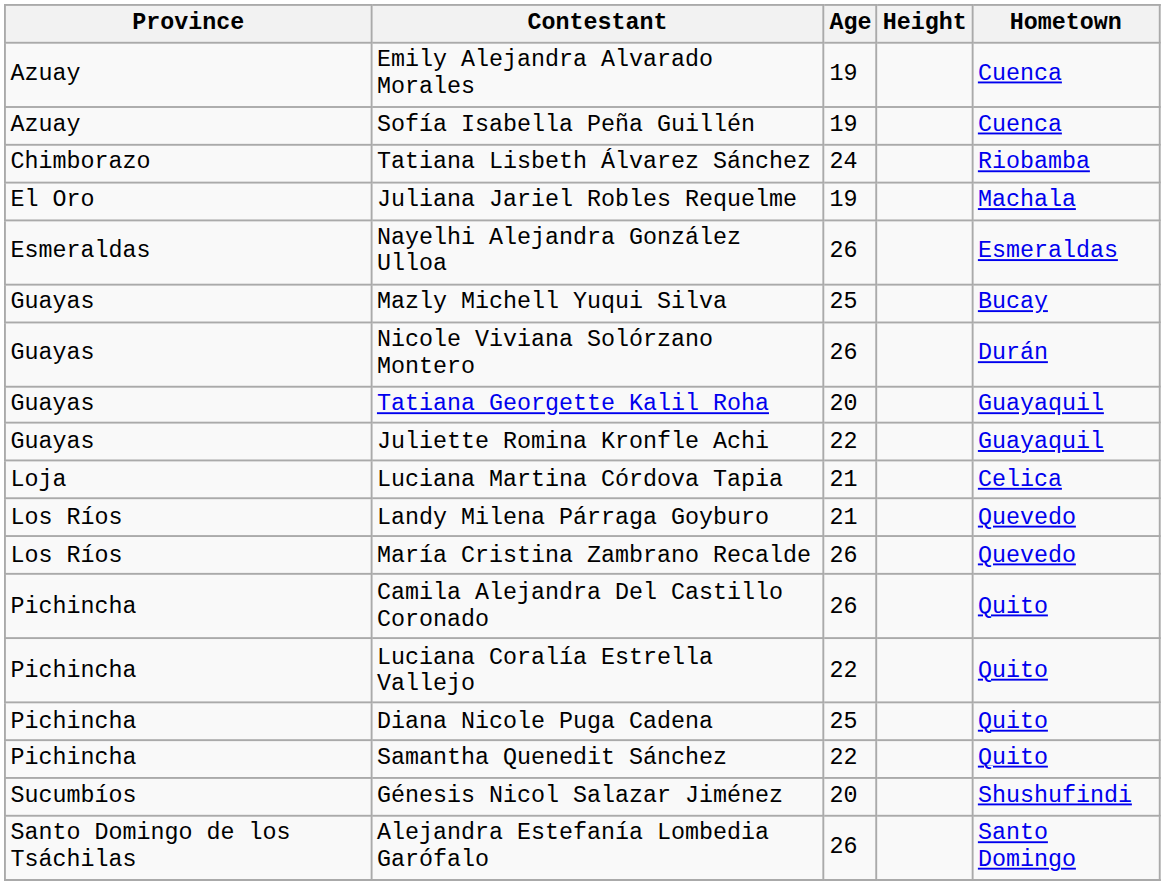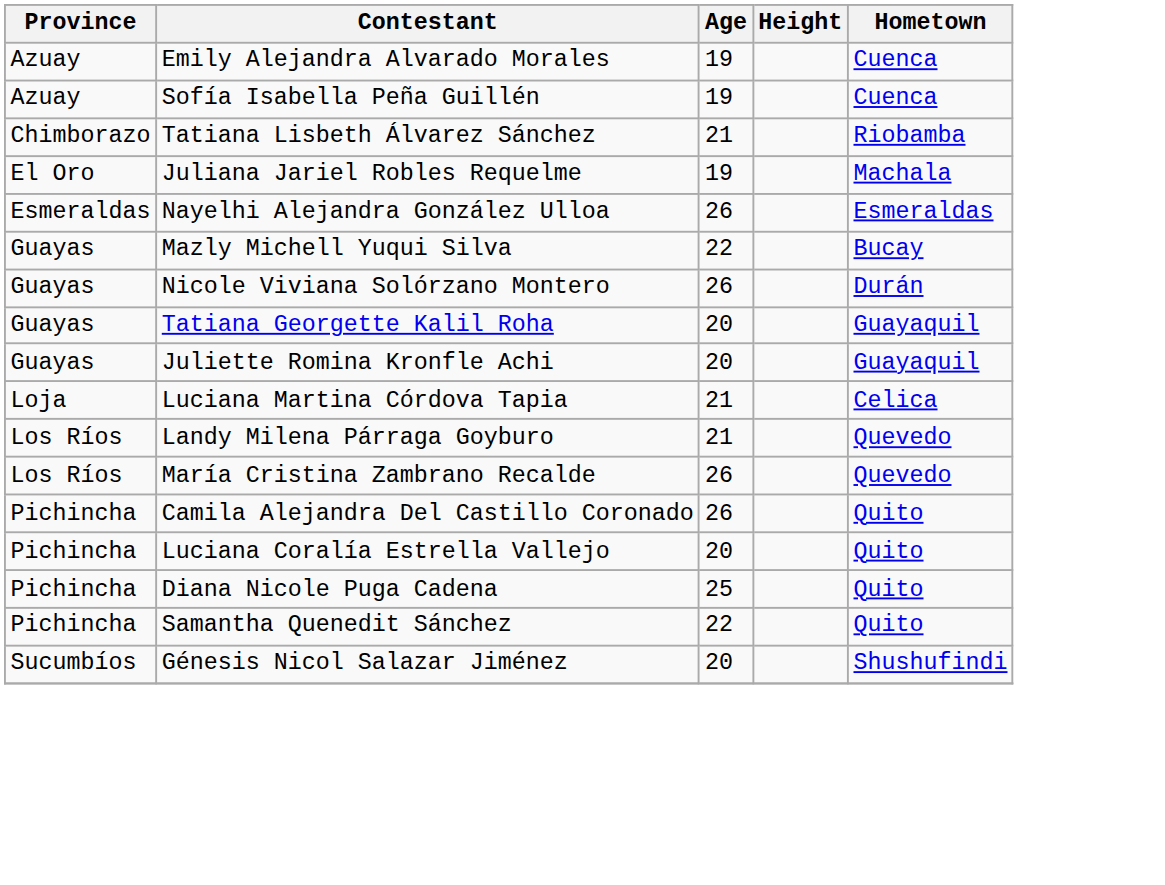(843, 164) 24 -> (719, 137) 21
(843, 303) 25 -> (719, 250) 22
(843, 443) 22 -> (719, 363) 20
(843, 671) 22 -> (719, 552) 20
- row: (573, 848)
